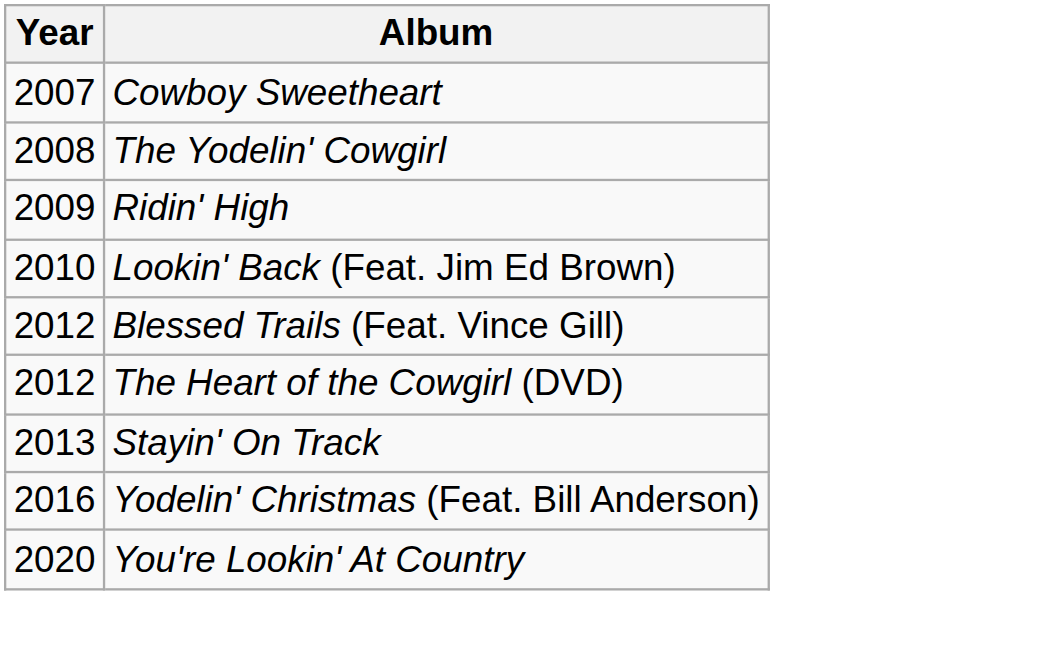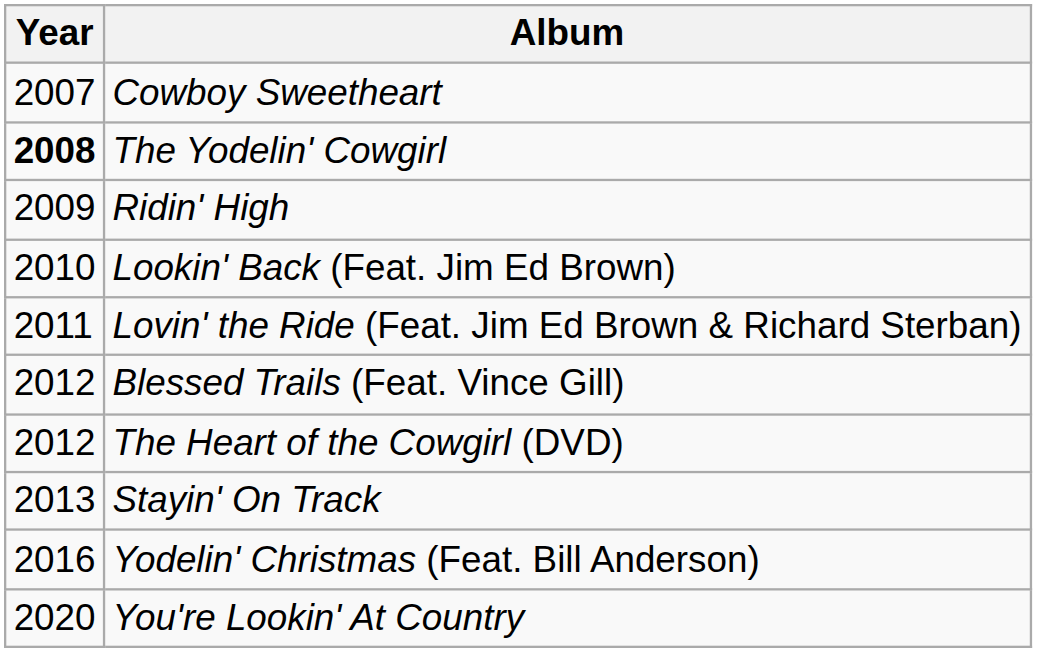(55, 150) normal -> (55, 150) bold
+ row: (567, 325)
